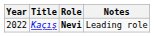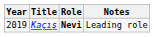(17, 25) 2022 -> (17, 25) 2019
